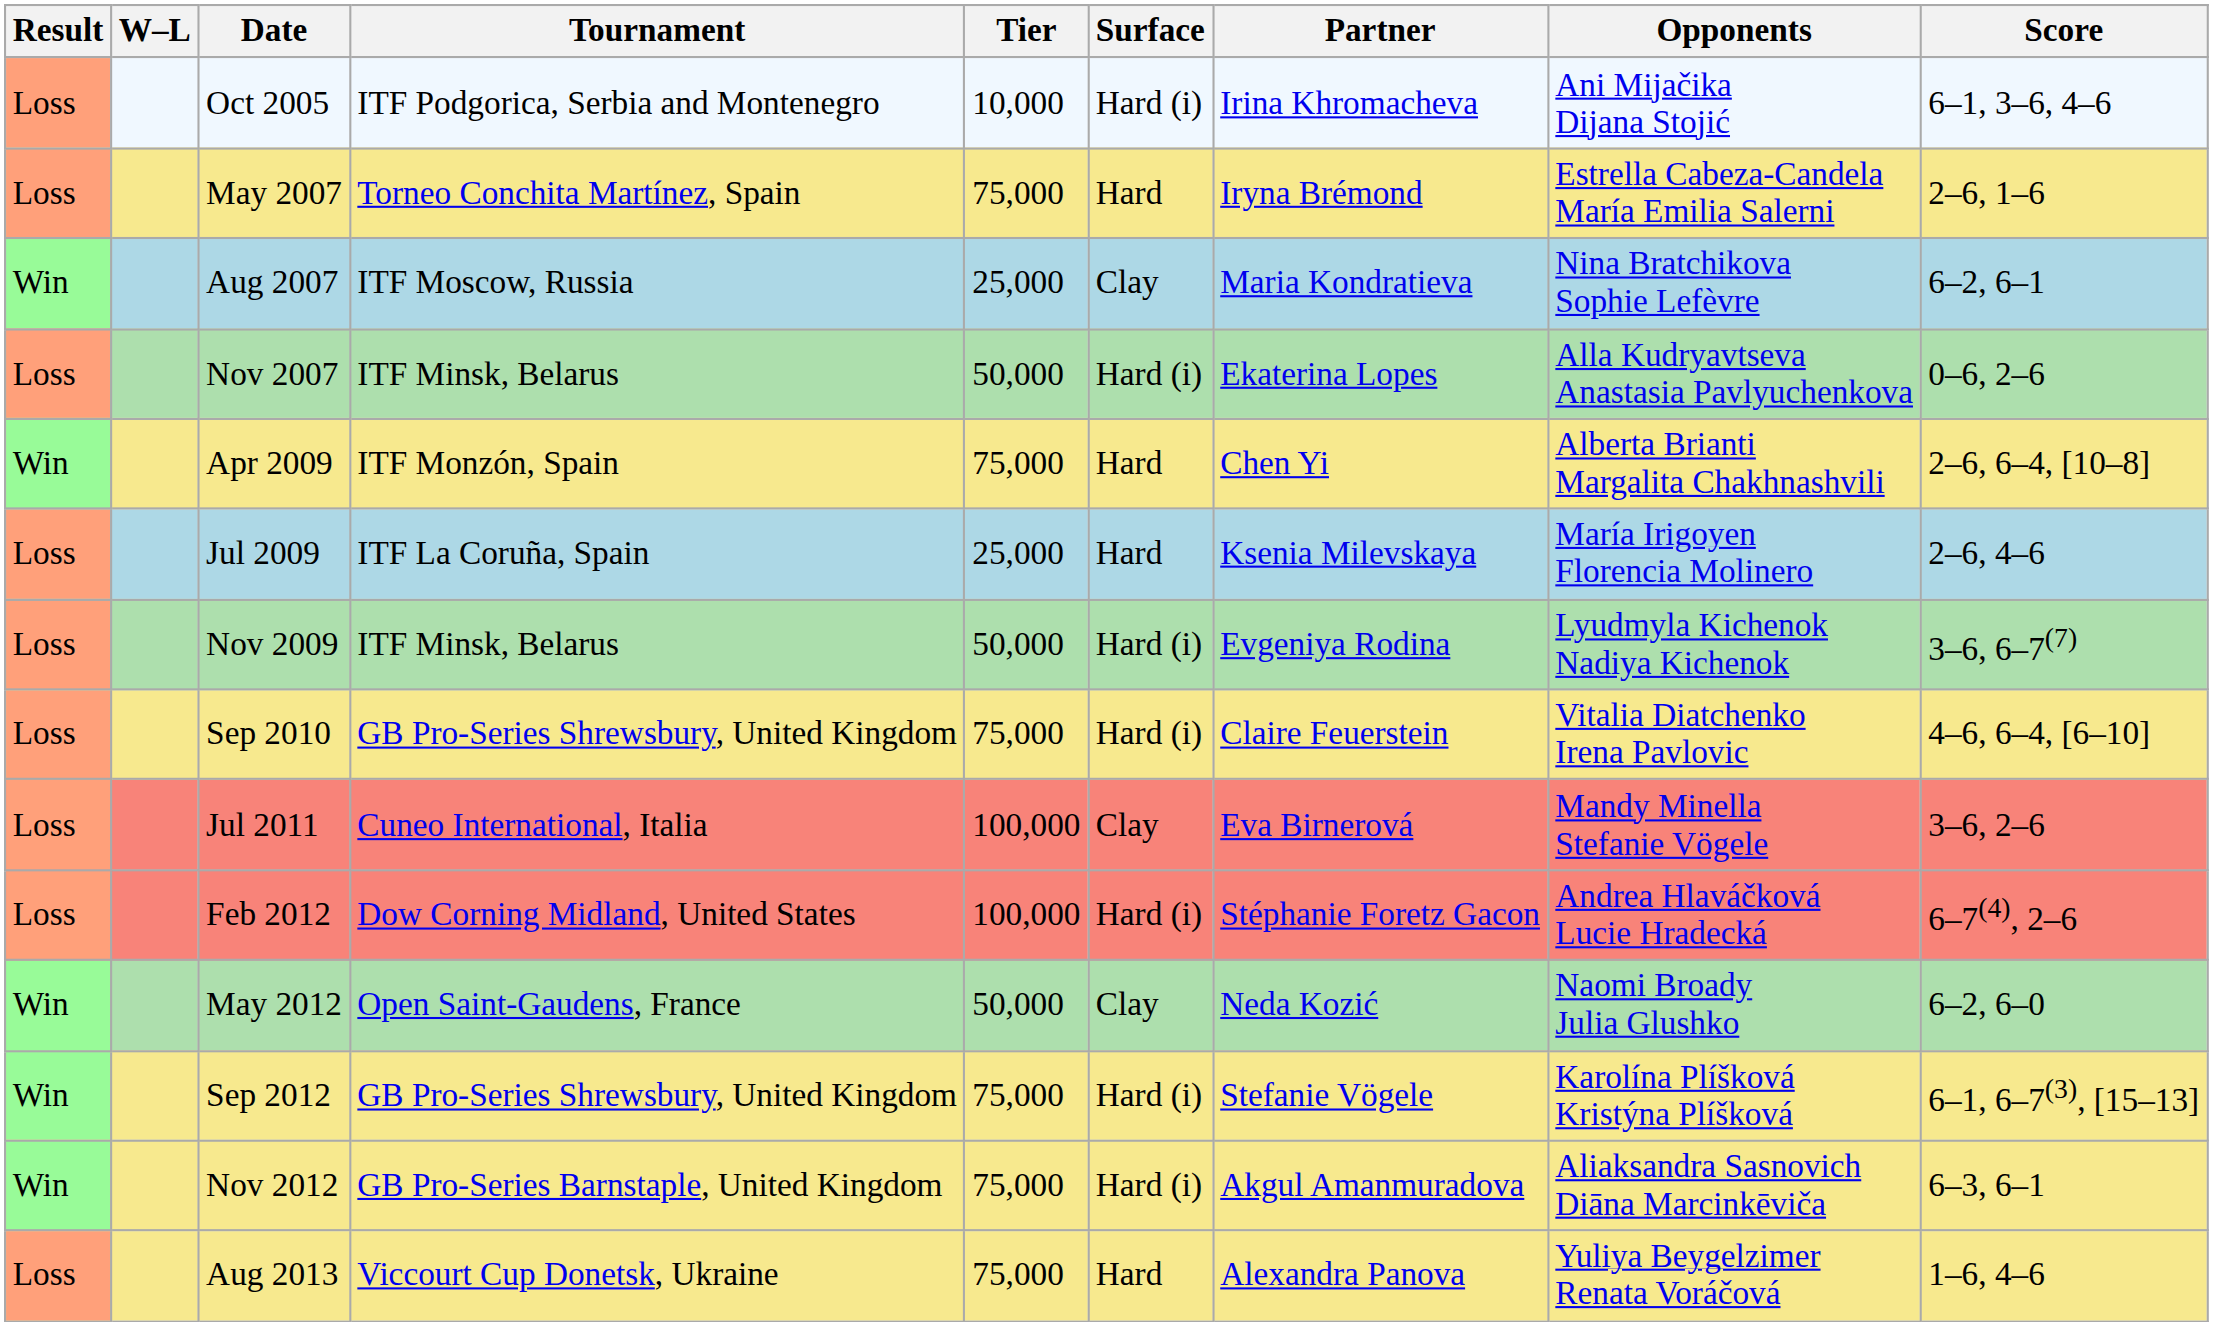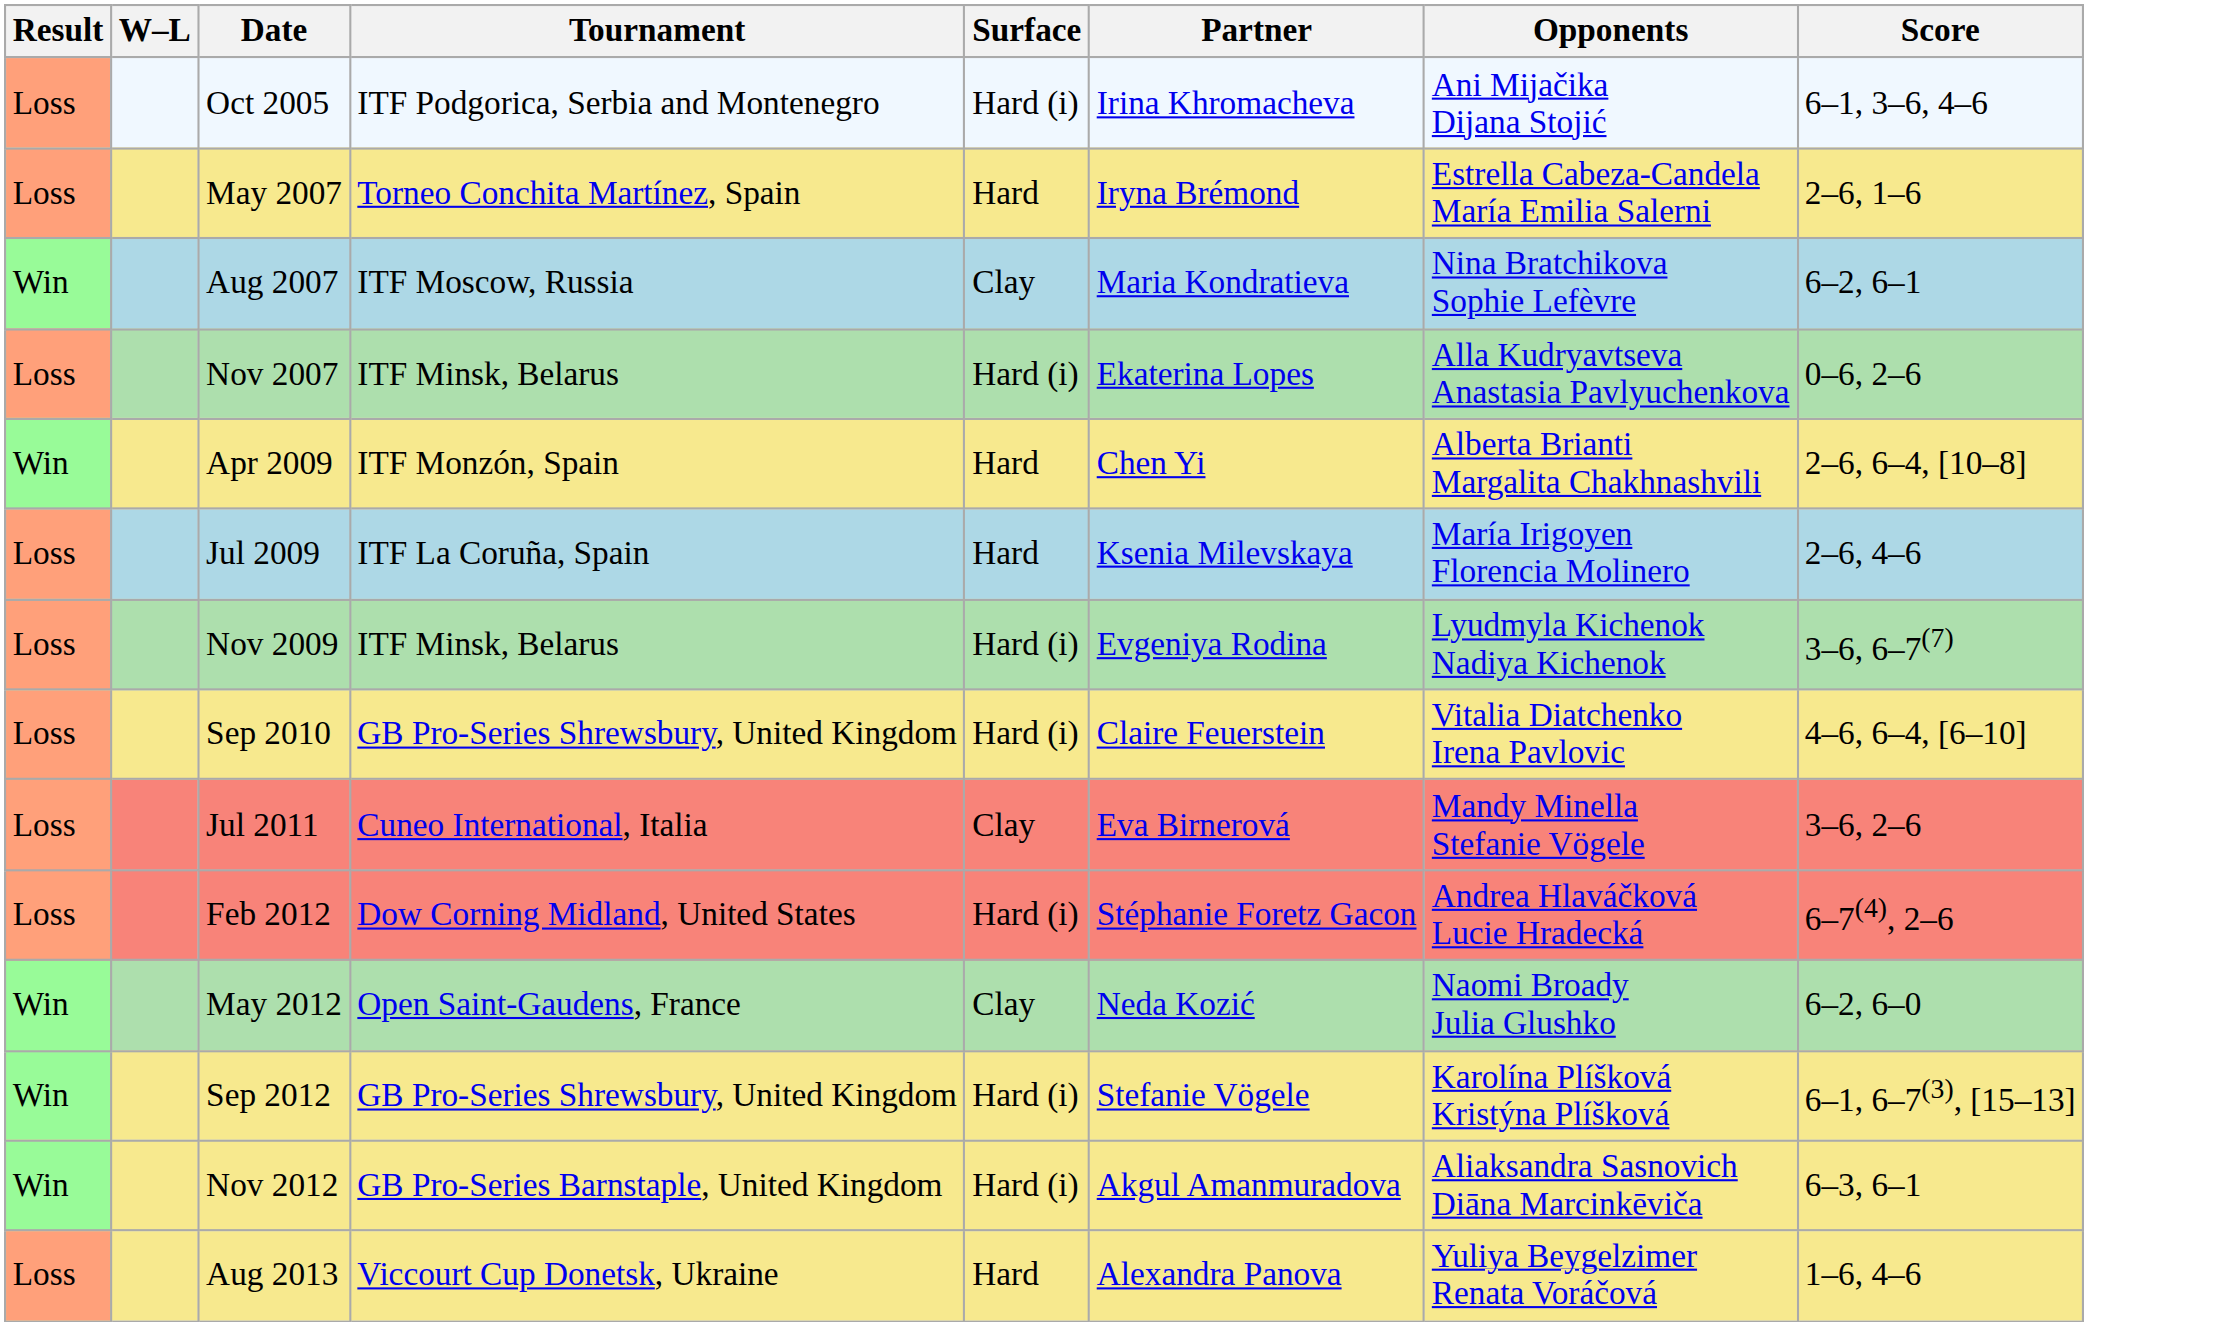- column: (1026, 30)
